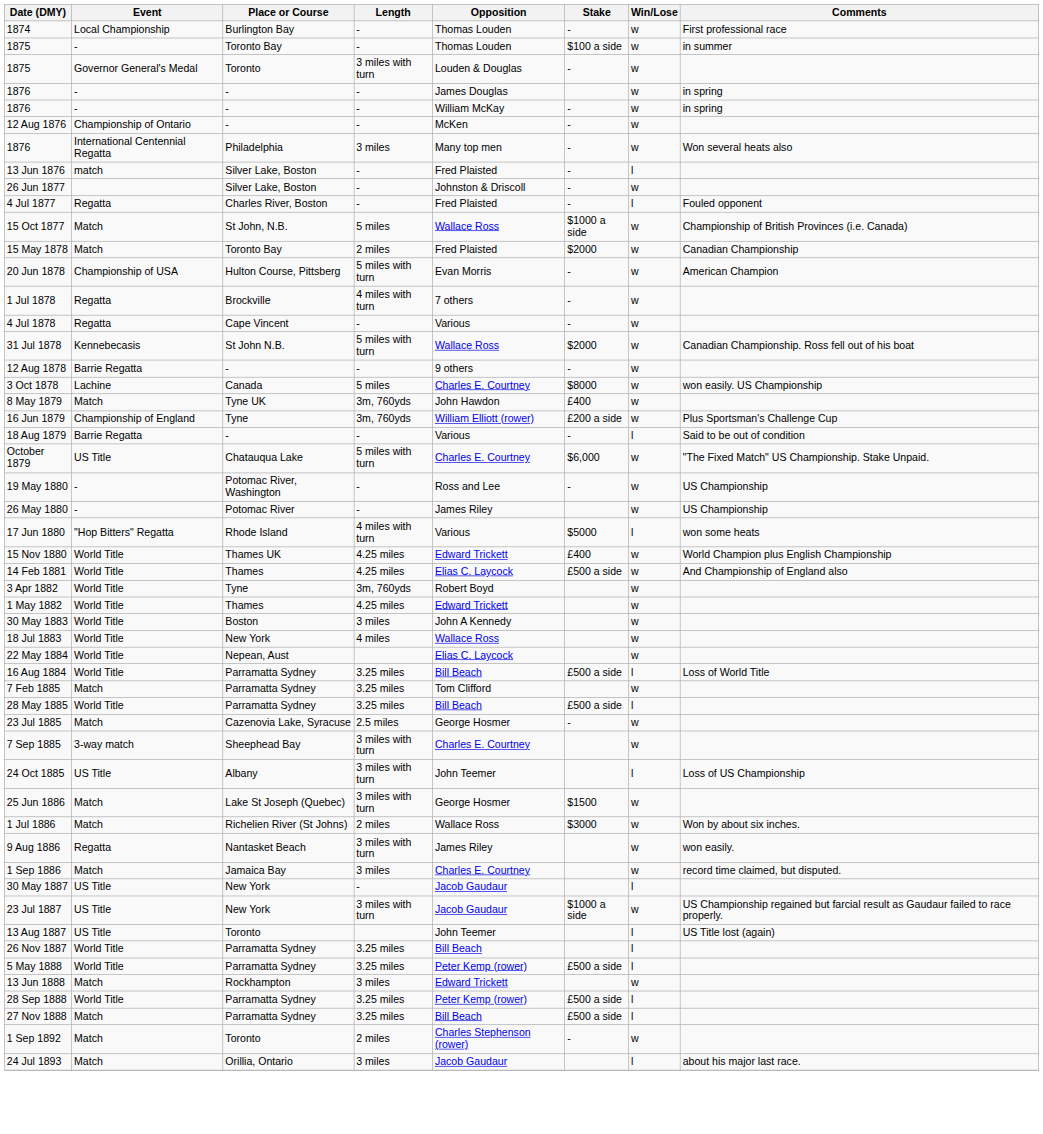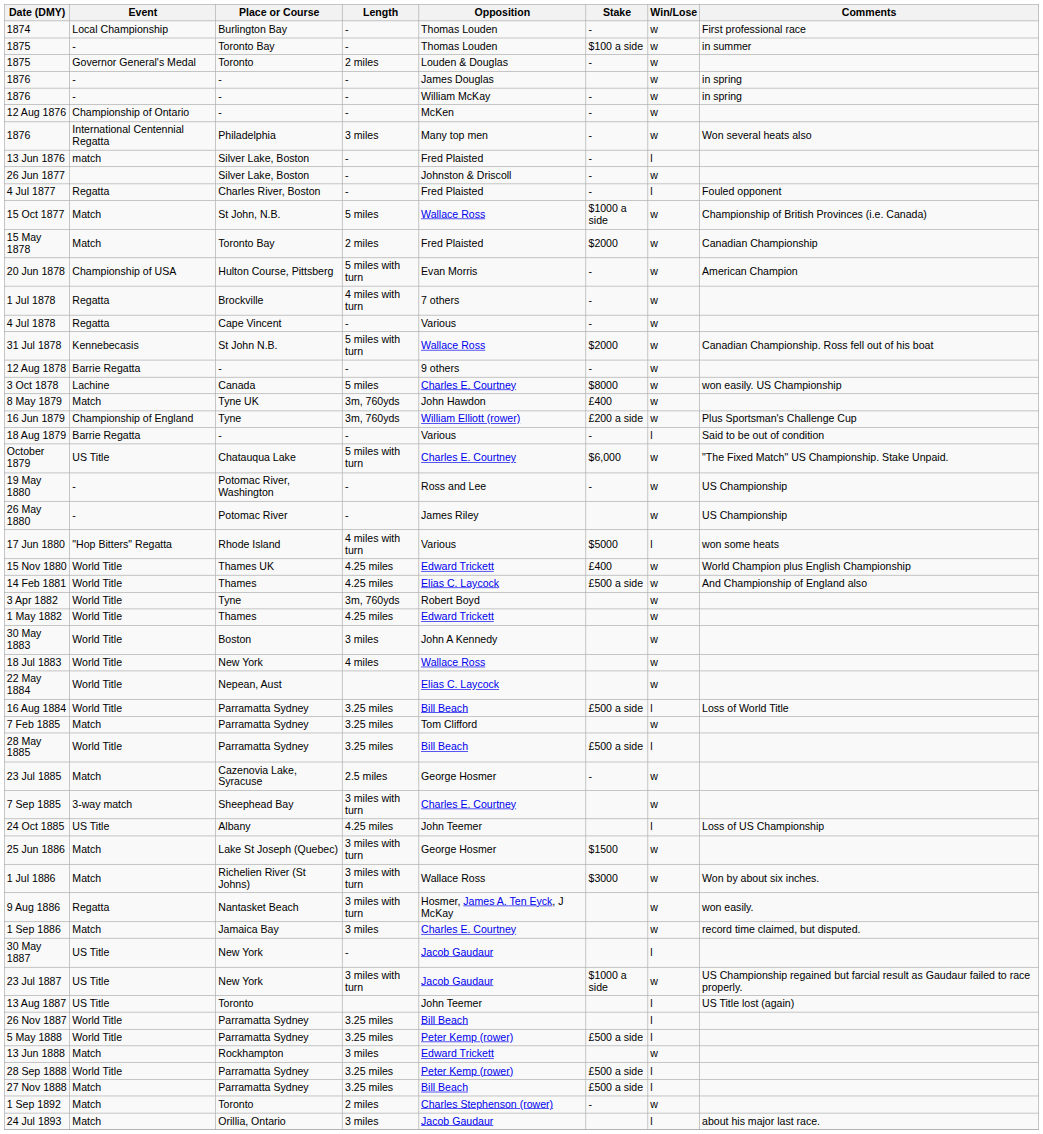(384, 69) 3 miles with turn -> (362, 63) 2 miles
(384, 774) 3 miles with turn -> (369, 827) 4.25 miles
(373, 825) 2 miles -> (373, 878) 3 miles with turn
(464, 848) James Riley -> (492, 907) Hosmer, James A. Ten Eyck, J McKay
